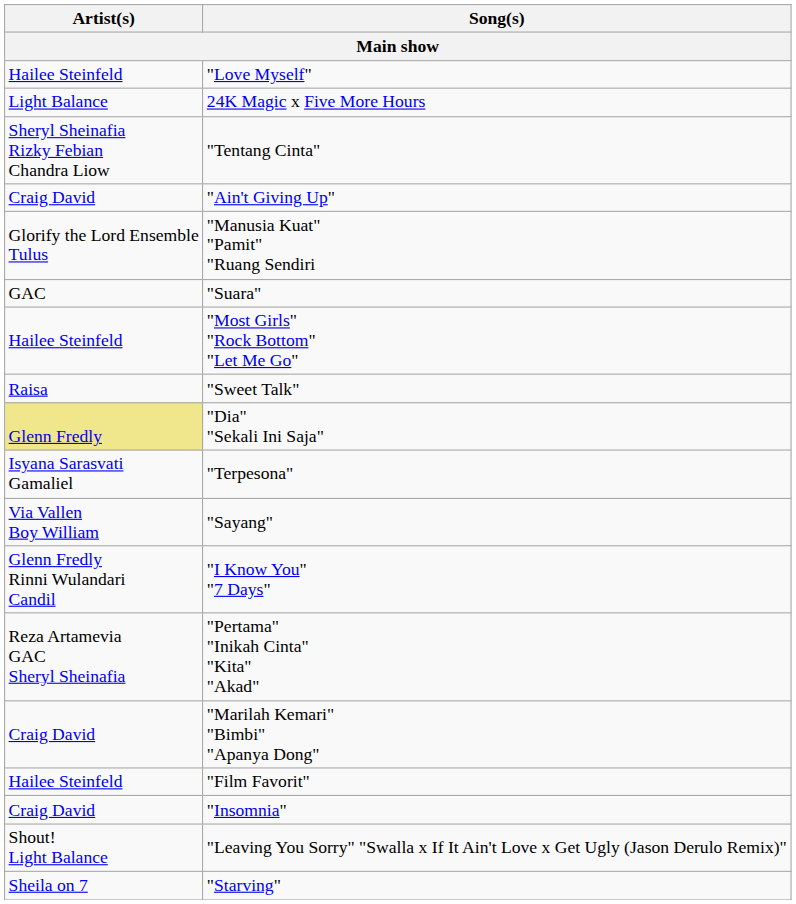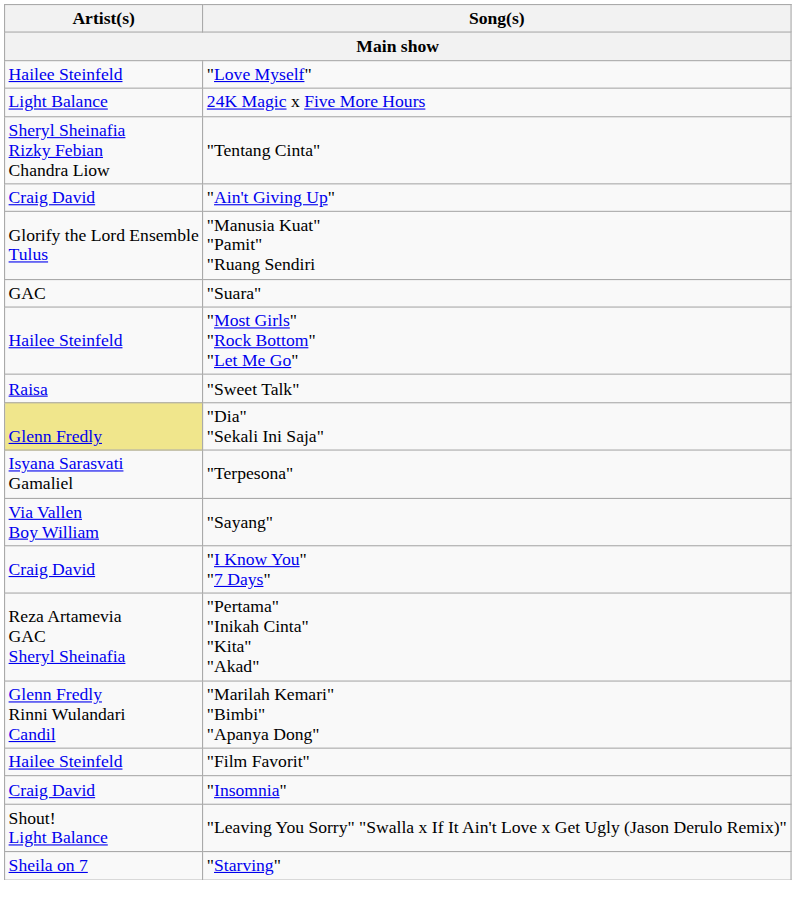(67, 579) Glenn Fredly Rinni Wulandari Candil -> (52, 569) Craig David
(52, 734) Craig David -> (67, 714) Glenn Fredly Rinni Wulandari Candil
